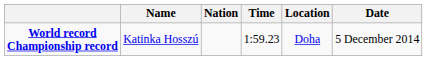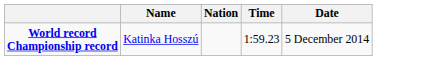- column: (307, 13)
